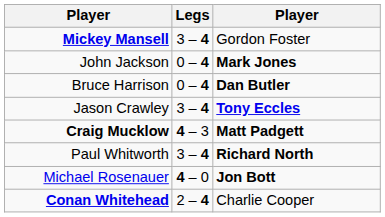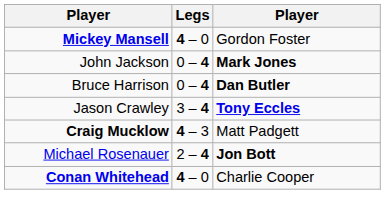(193, 39) 3 – 4 -> (193, 39) 4 – 0
(260, 131) bold -> (258, 131) normal
- row: (120, 154)
(193, 177) 4 – 0 -> (193, 154) 2 – 4
(193, 200) 2 – 4 -> (193, 177) 4 – 0
